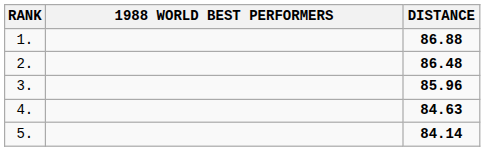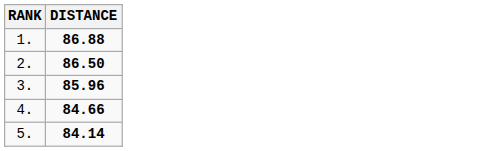- column: (224, 16)
(441, 63) 86.48 -> (84, 63) 86.50
(441, 110) 84.63 -> (84, 110) 84.66
